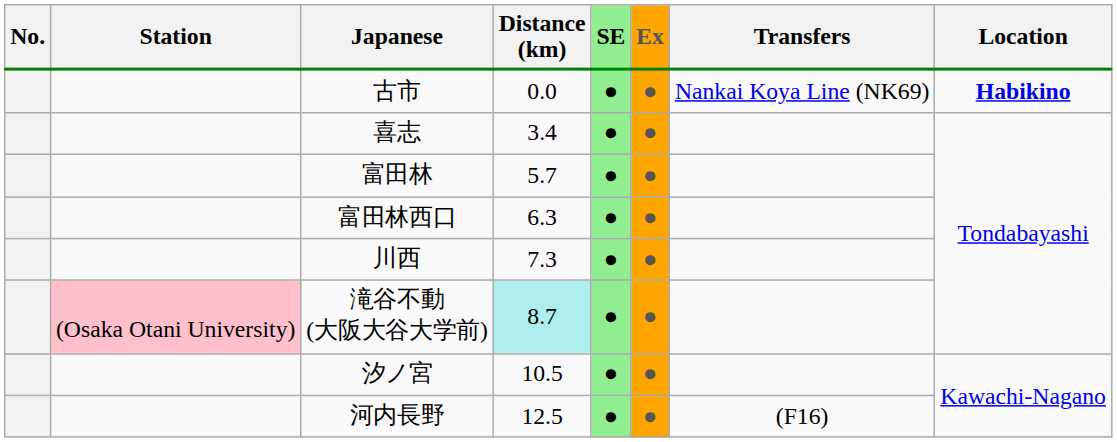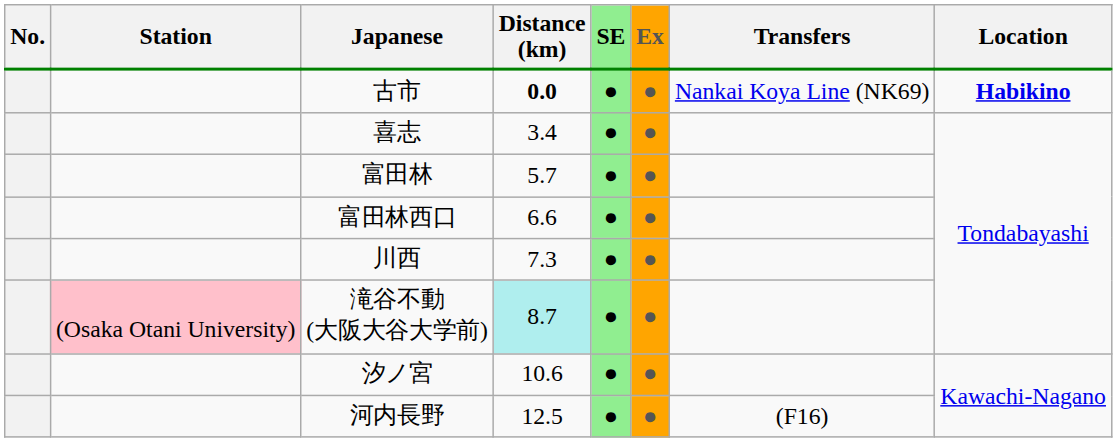(542, 91) normal -> (542, 91) bold
(542, 217) 6.3 -> (542, 217) 6.6
(542, 374) 10.5 -> (542, 374) 10.6
